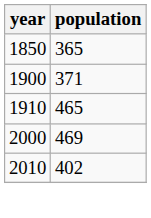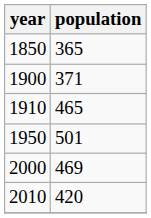+ row: (28, 138)
(69, 167) 402 -> (69, 197) 420
